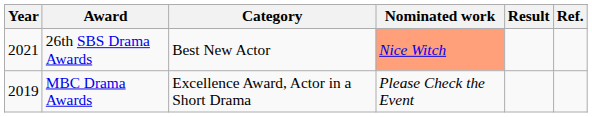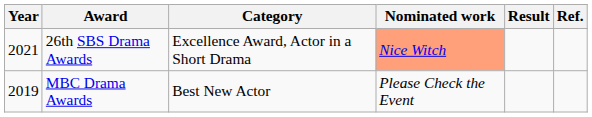(221, 49) Best New Actor -> (262, 49) Excellence Award, Actor in a Short Drama
(262, 91) Excellence Award, Actor in a Short Drama -> (221, 91) Best New Actor
